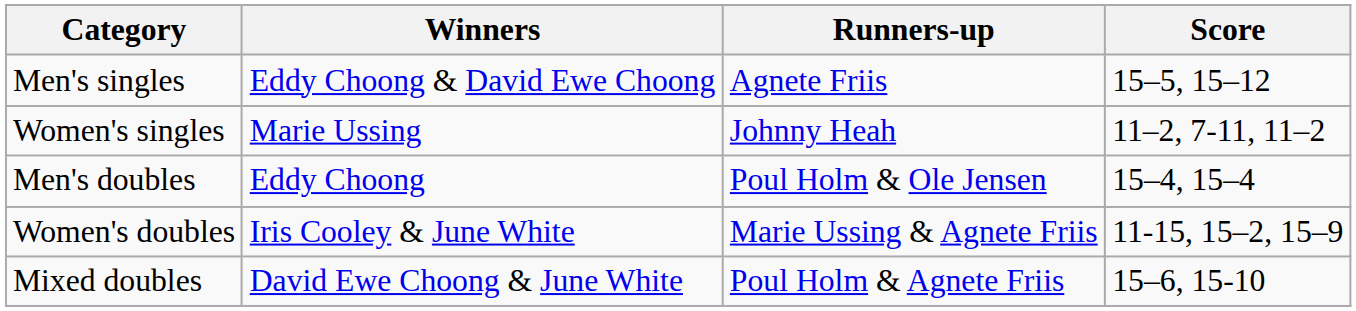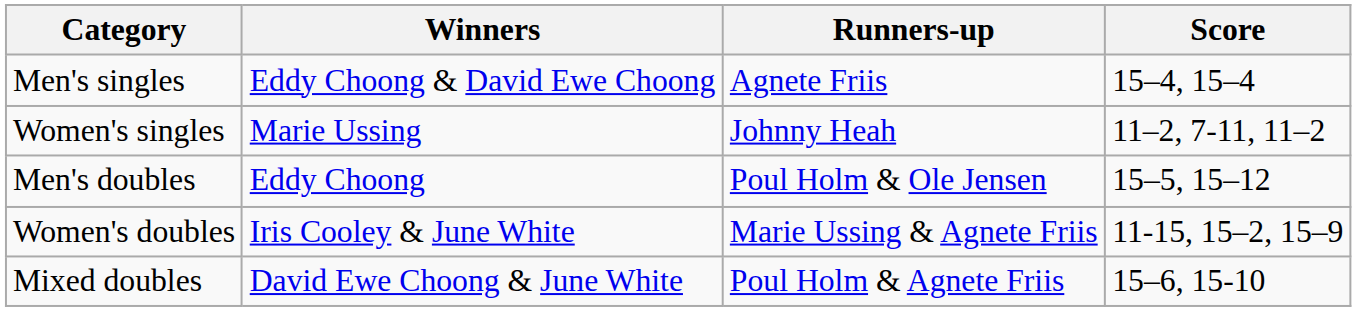(1191, 79) 15–5, 15–12 -> (1184, 79) 15–4, 15–4
(1184, 180) 15–4, 15–4 -> (1191, 180) 15–5, 15–12
